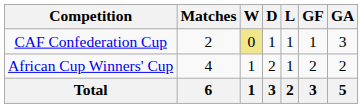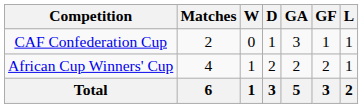columns swapped: (290, 16) <-> (343, 16)
(251, 41) khaki background -> (251, 41) no background
